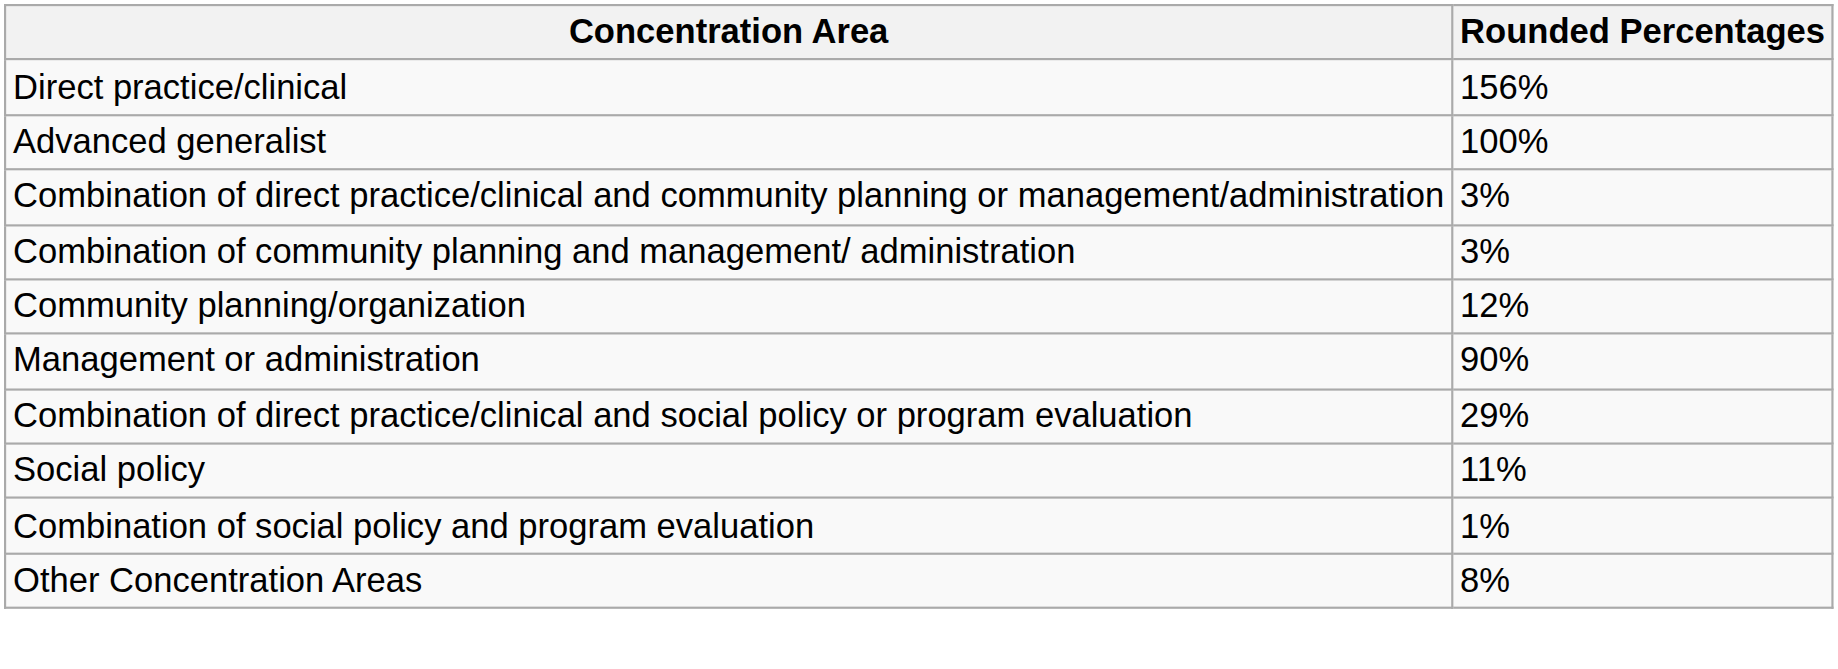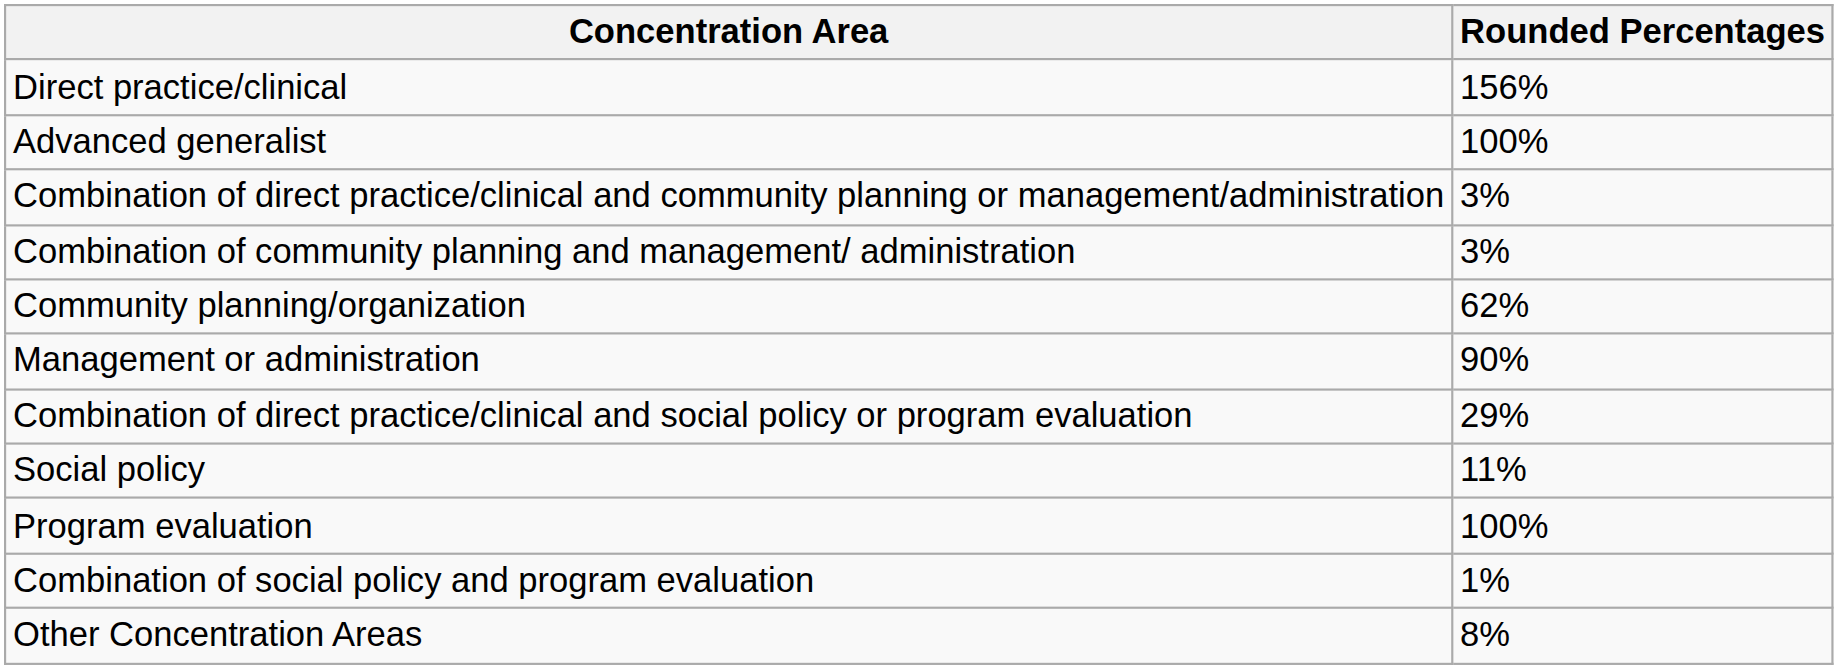(1495, 305) 12% -> (1495, 305) 62%
+ row: (163, 525)
